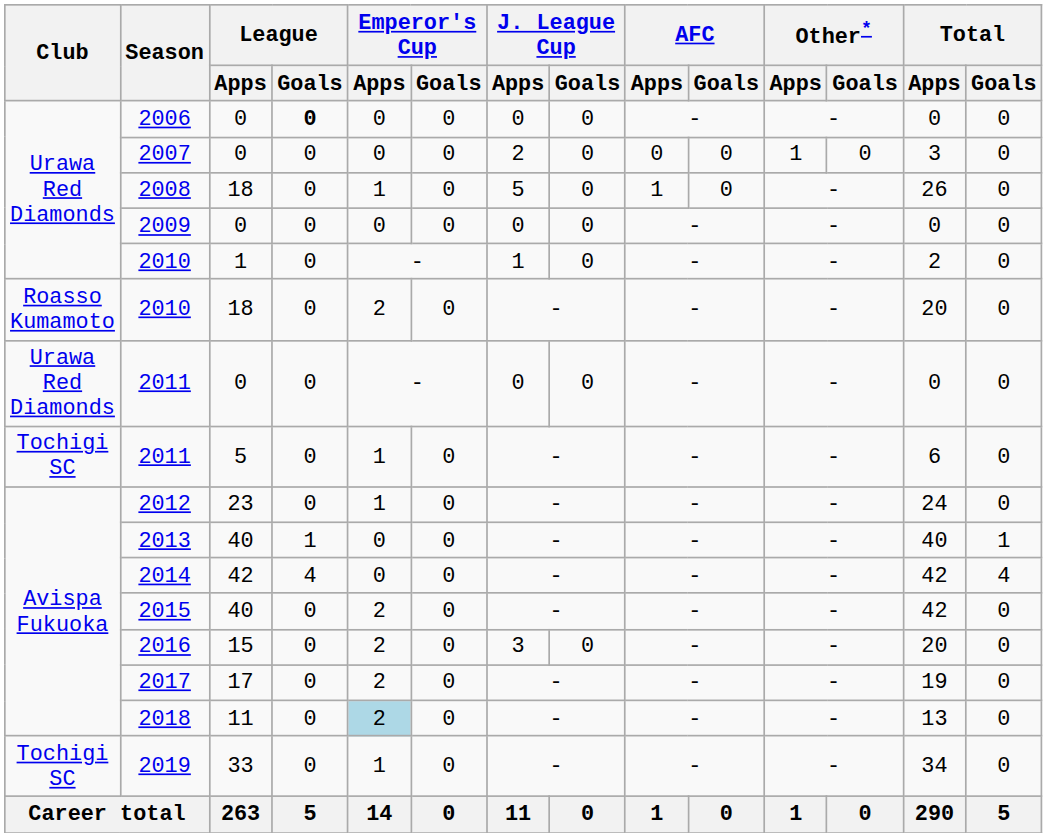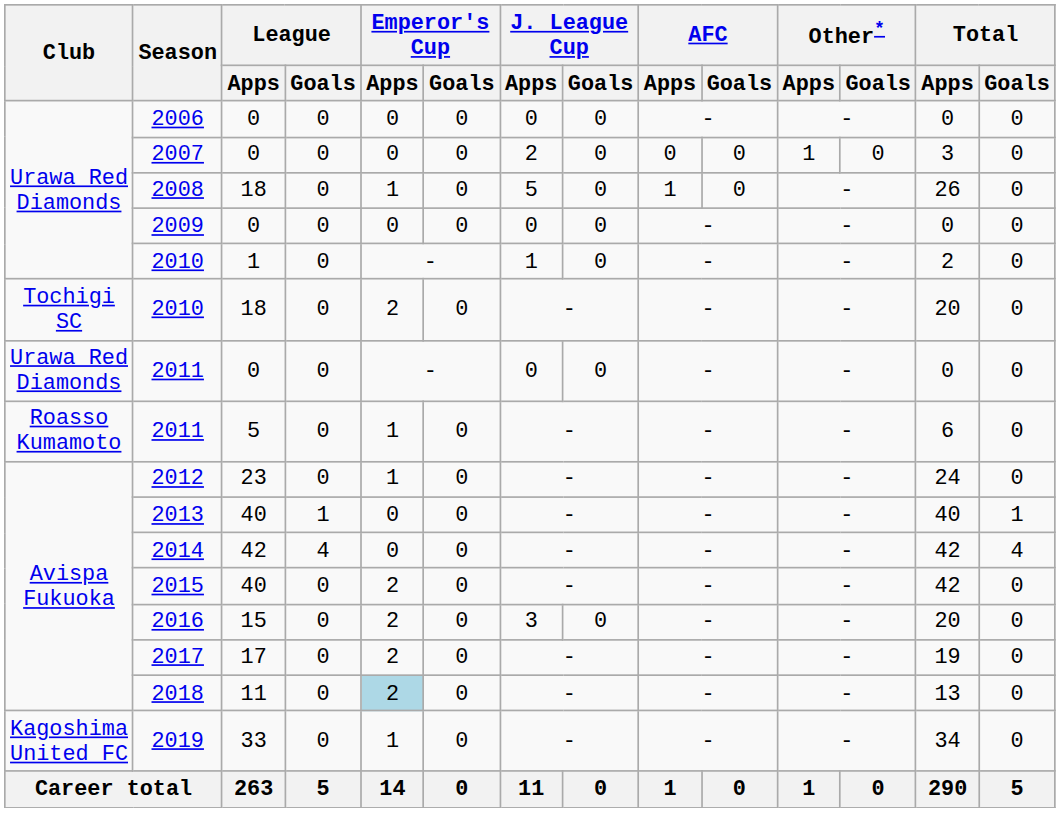(310, 119) bold -> (323, 119) normal
(62, 310) Roasso Kumamoto -> (69, 310) Tochigi SC
(62, 456) Tochigi SC -> (69, 431) Roasso Kumamoto
(62, 766) Tochigi SC -> (69, 741) Kagoshima United FC
